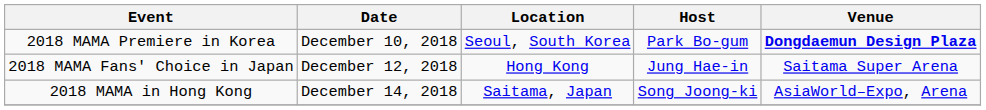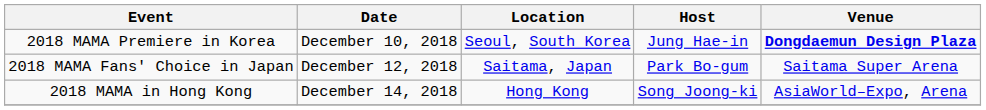(698, 42) Park Bo-gum -> (698, 42) Jung Hae-in
(548, 67) Hong Kong -> (548, 67) Saitama, Japan
(698, 67) Jung Hae-in -> (698, 67) Park Bo-gum
(548, 92) Saitama, Japan -> (548, 92) Hong Kong
